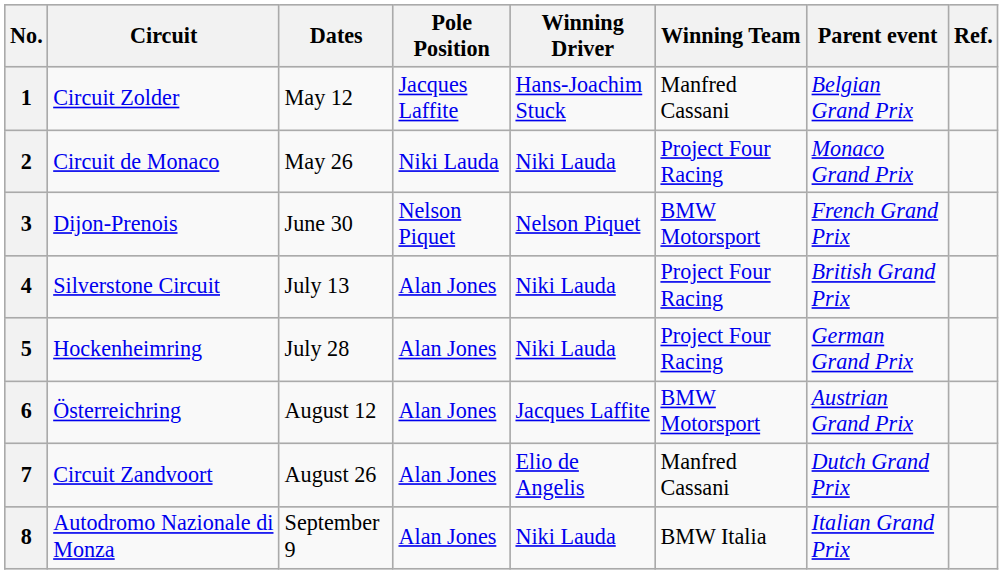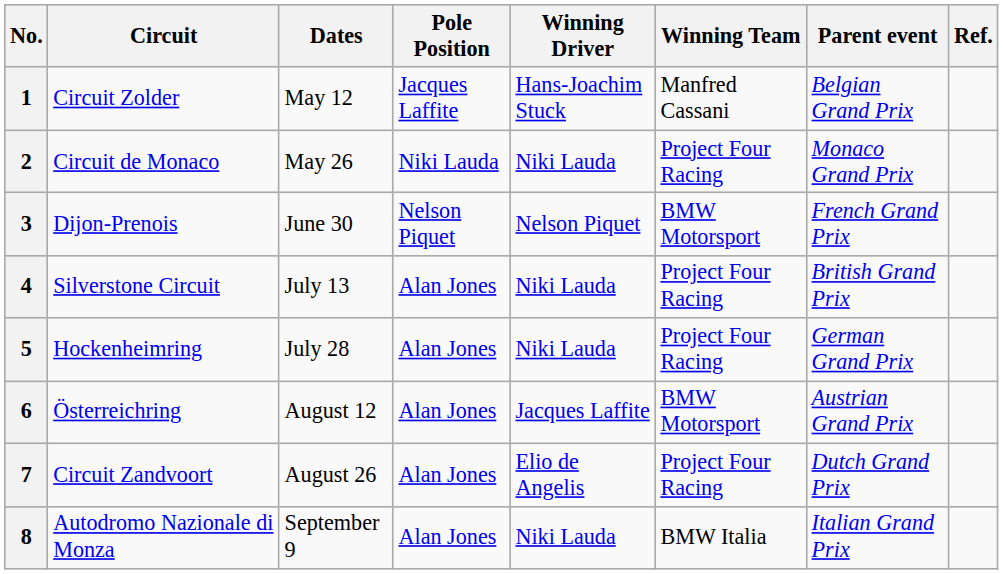(699, 473) Manfred Cassani -> (716, 473) Project Four Racing
